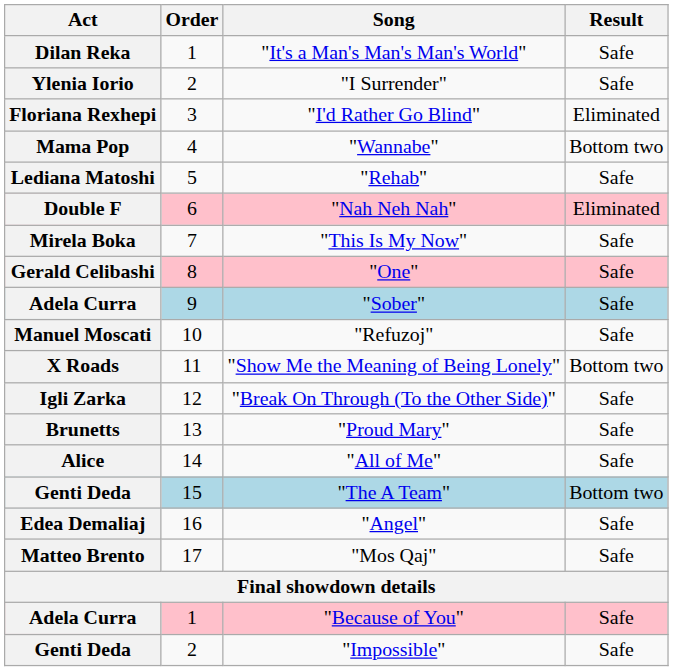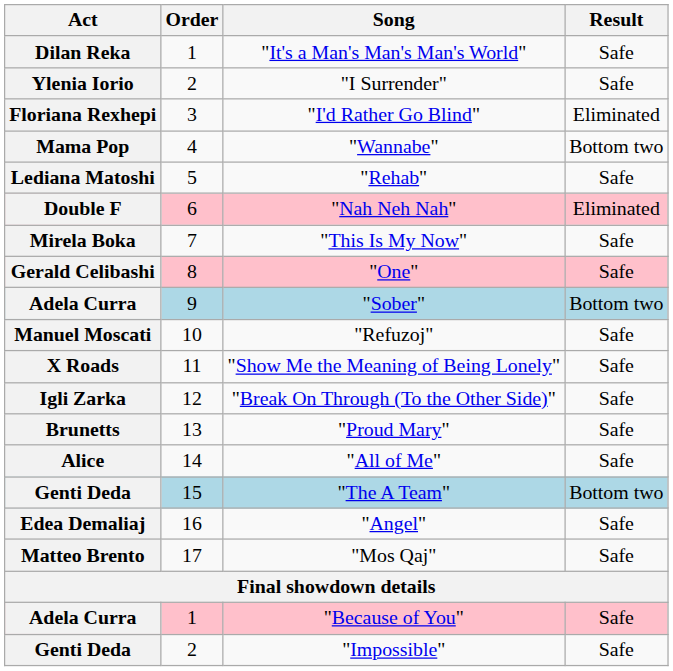(616, 303) Safe -> (616, 303) Bottom two
(616, 366) Bottom two -> (616, 366) Safe
